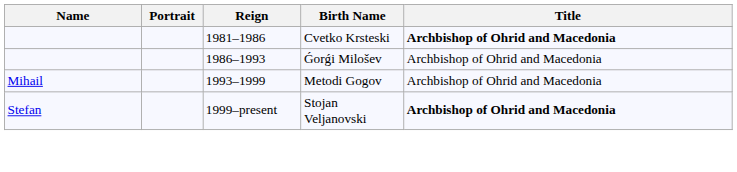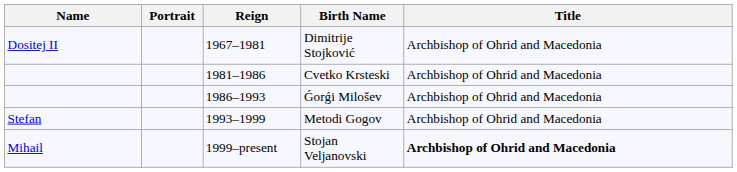+ row: (329, 45)
(511, 37) bold -> (504, 75) normal
(25, 81) Mihail -> (24, 118) Stefan
(24, 111) Stefan -> (25, 148) Mihail
